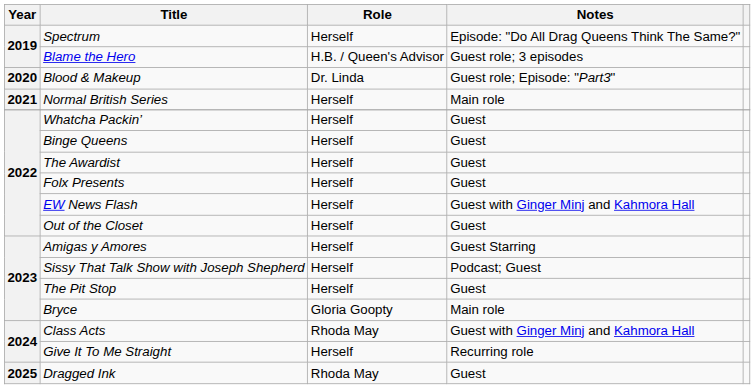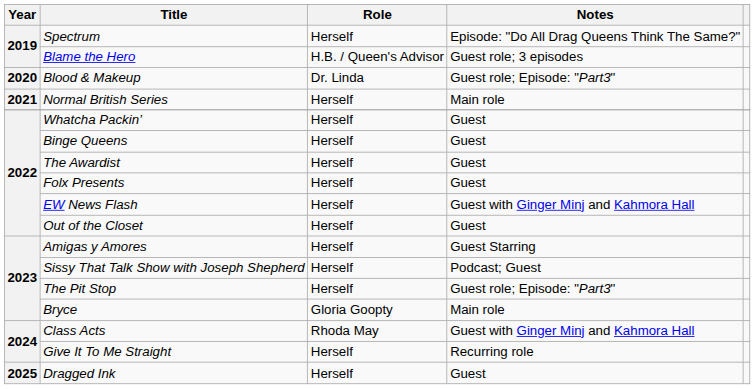(468, 288) Guest -> (533, 288) Guest role; Episode: "Part3"
(345, 373) Rhoda May -> (332, 373) Herself
